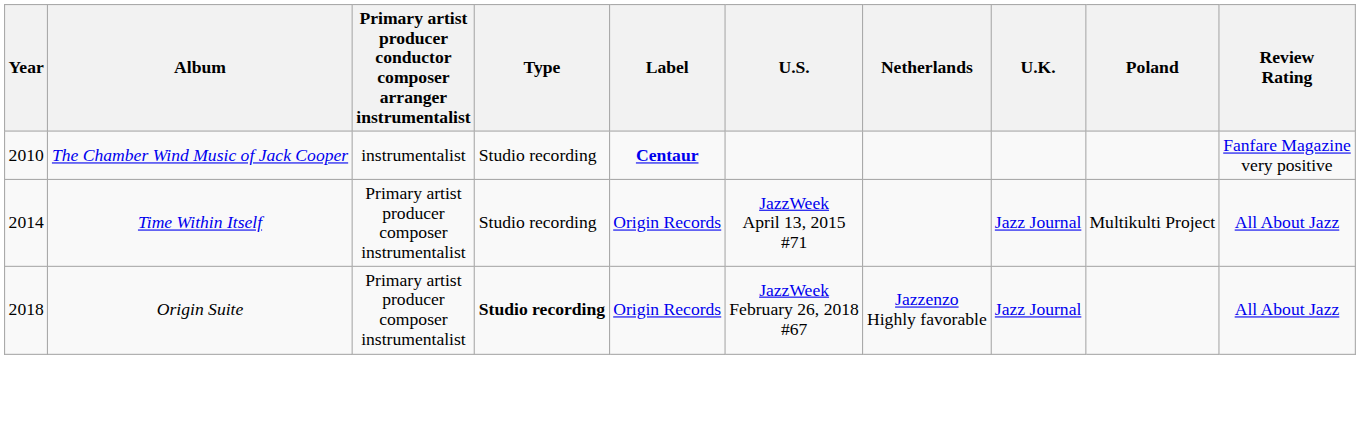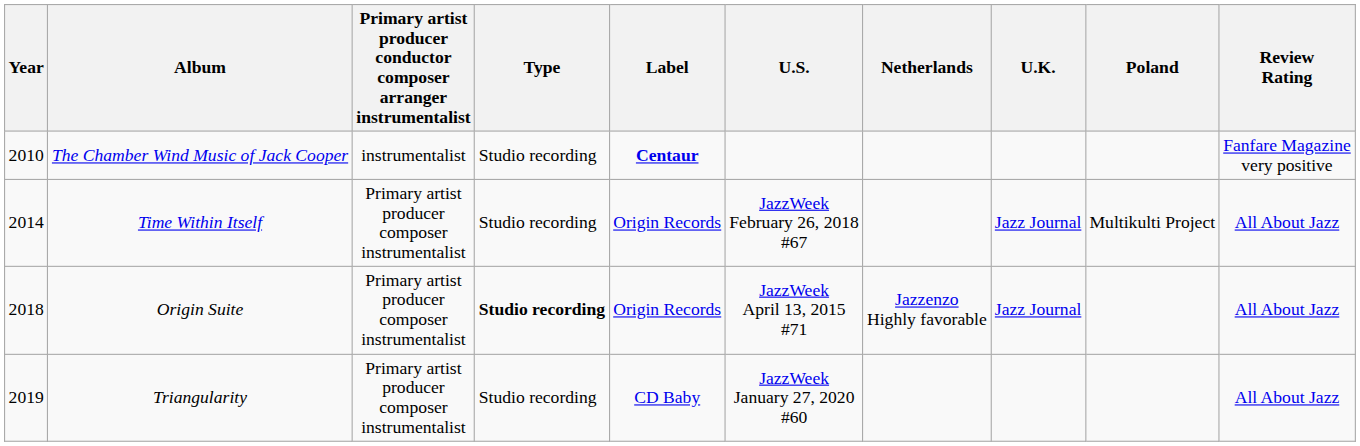(794, 222) JazzWeek April 13, 2015 #71 -> (794, 222) JazzWeek February 26, 2018 #67
(794, 310) JazzWeek February 26, 2018 #67 -> (794, 310) JazzWeek April 13, 2015 #71
+ row: (200, 397)
